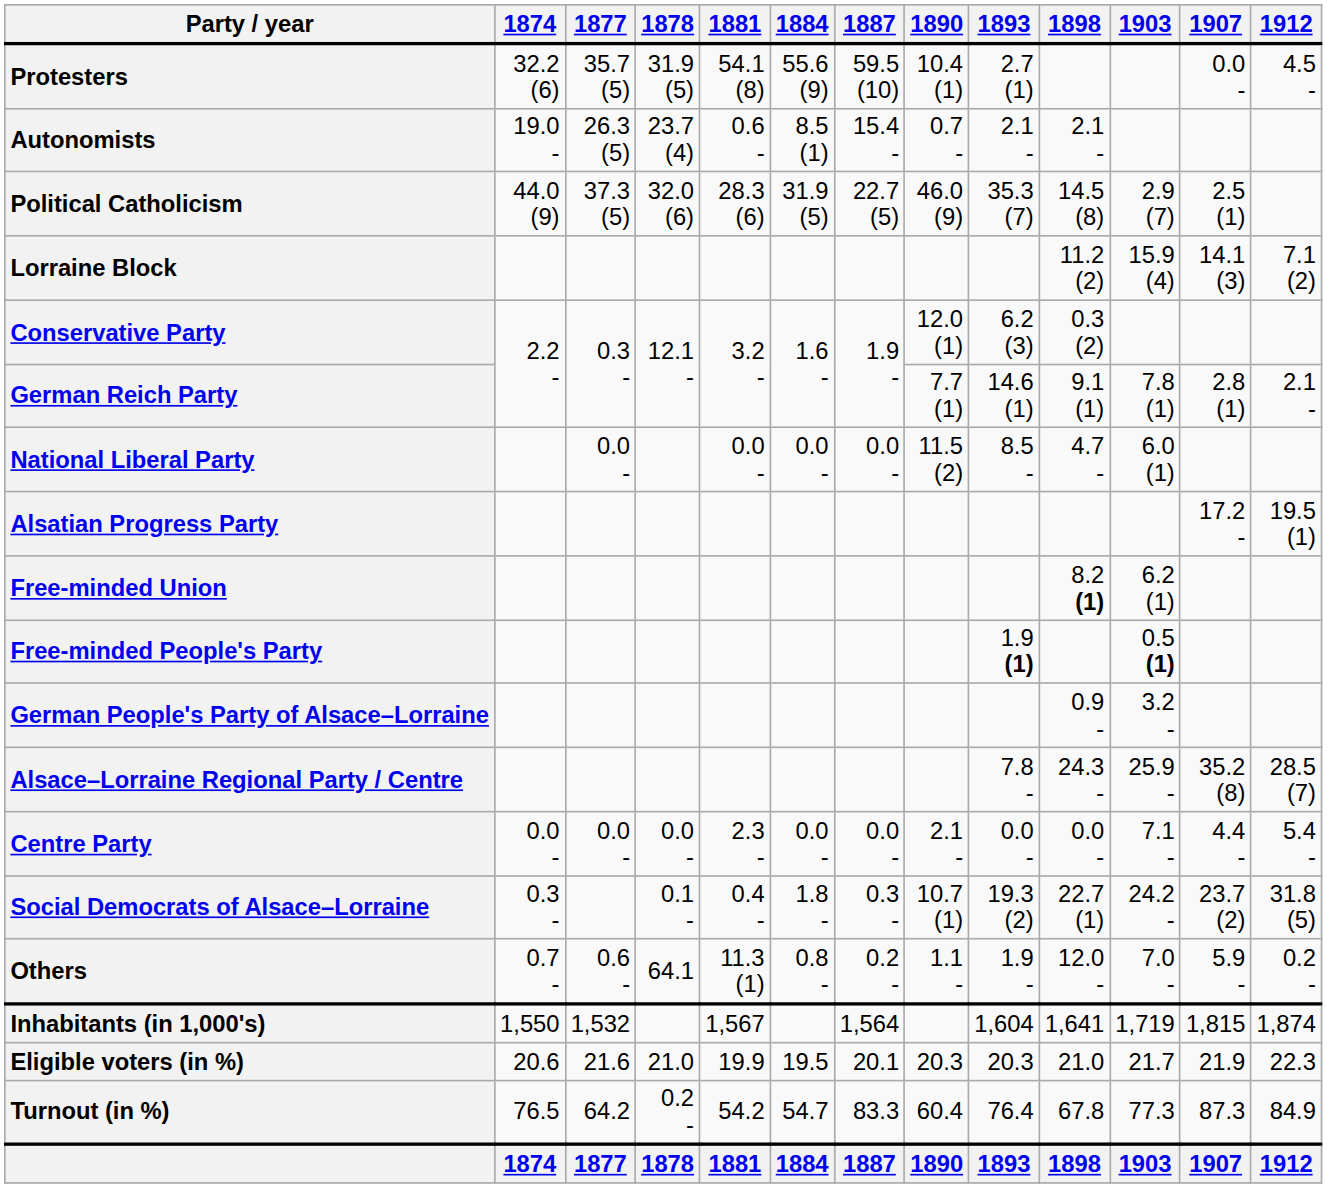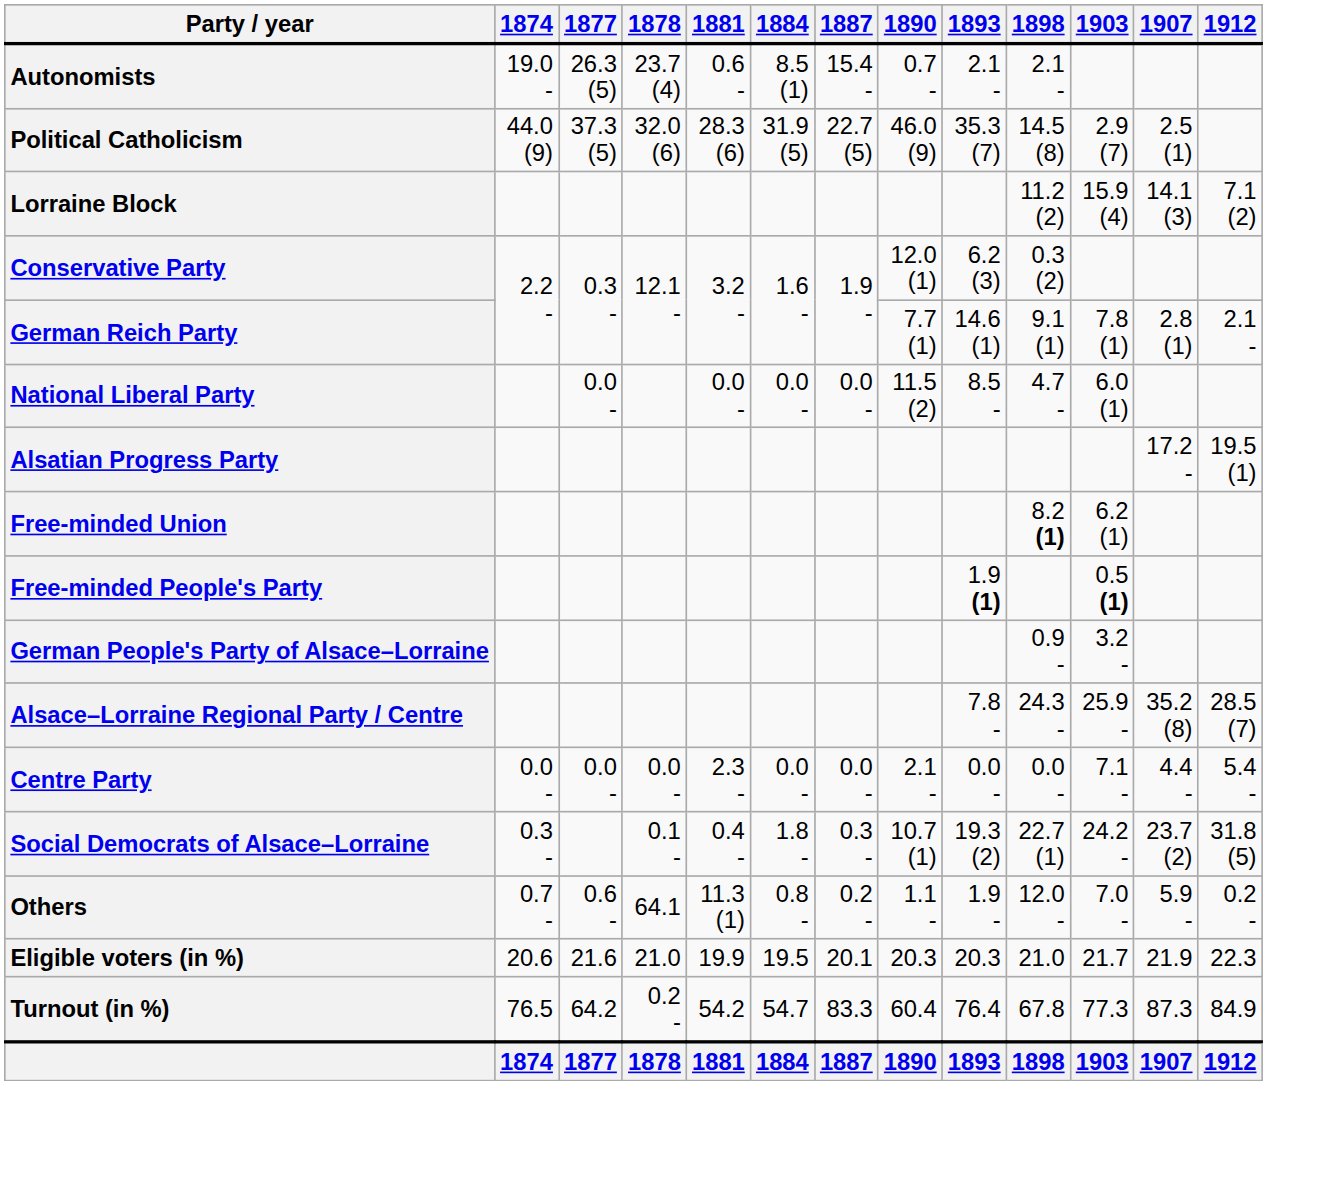- row: (69, 76)
- row: (138, 1024)
